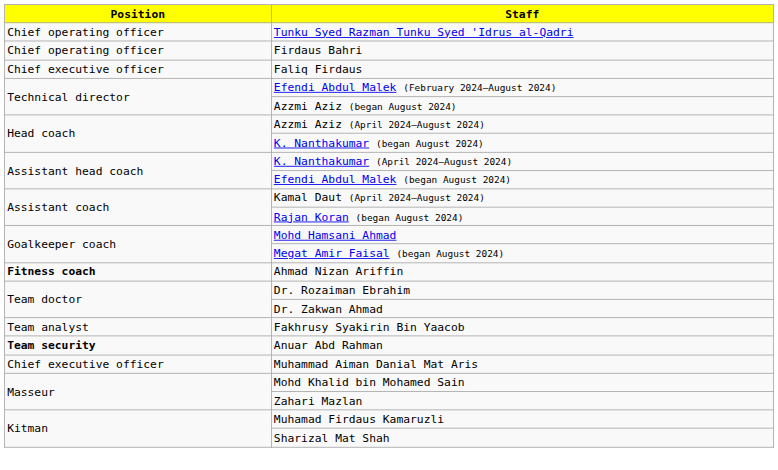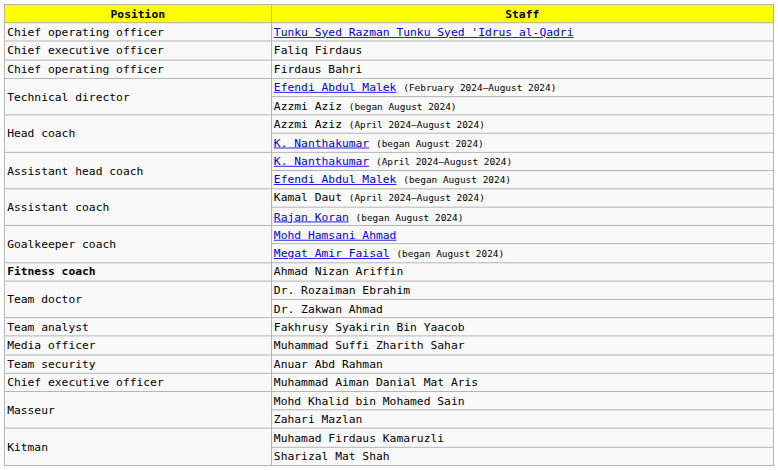rows swapped: (318, 69) <-> (318, 51)
+ row: (369, 345)
(51, 345) bold -> (51, 364) normal
